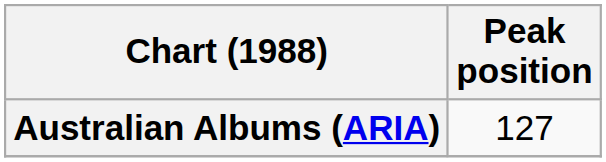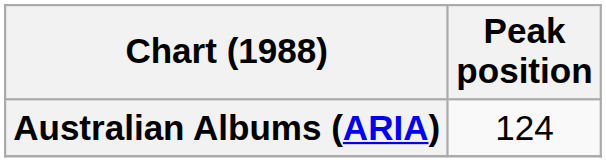(524, 127) 127 -> (524, 127) 124
